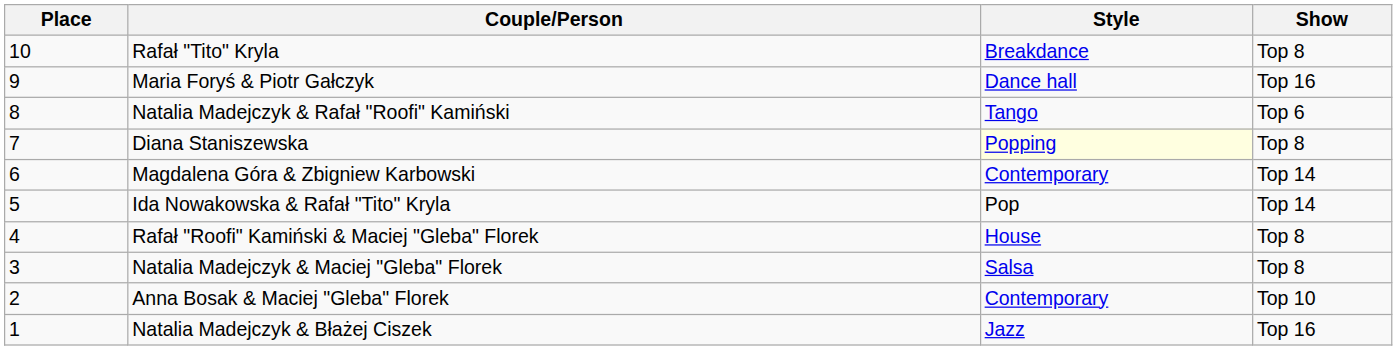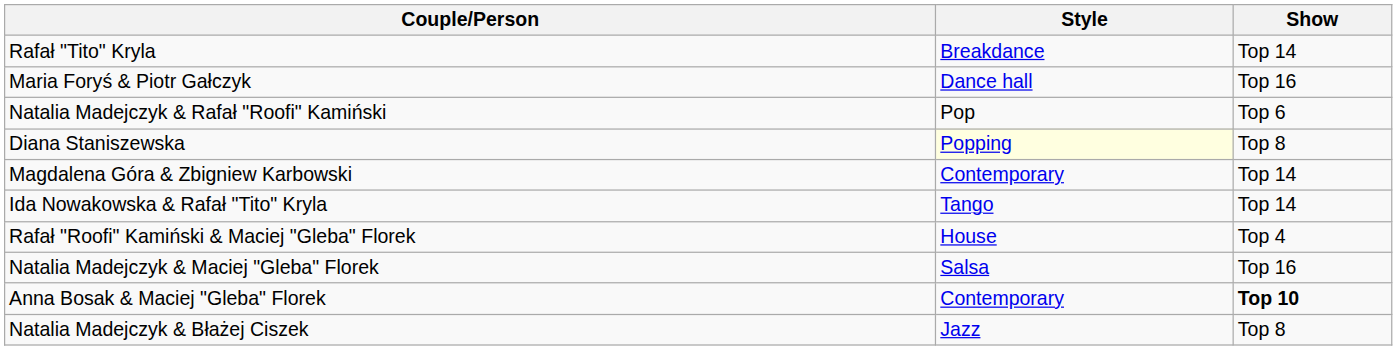- column: (66, 19)
(1281, 50) Top 8 -> (1267, 50) Top 14
(1011, 112) Tango -> (958, 112) Pop
(1002, 205) Pop -> (967, 205) Tango
(1281, 236) Top 8 -> (1262, 236) Top 4
(1281, 267) Top 8 -> (1267, 267) Top 16
(1286, 298) normal -> (1268, 298) bold
(1286, 329) Top 16 -> (1262, 329) Top 8
